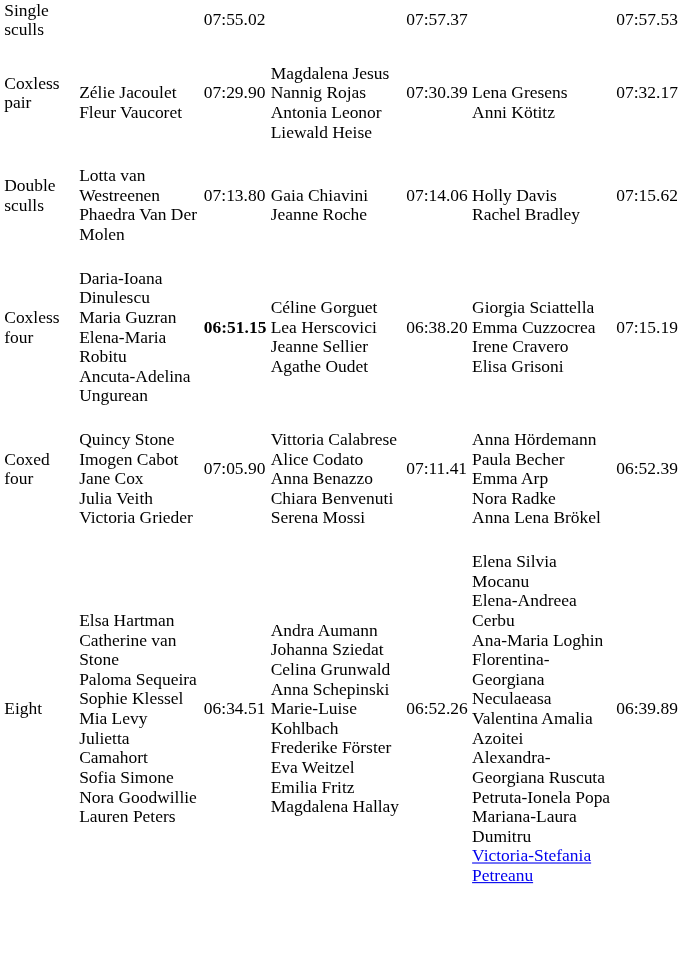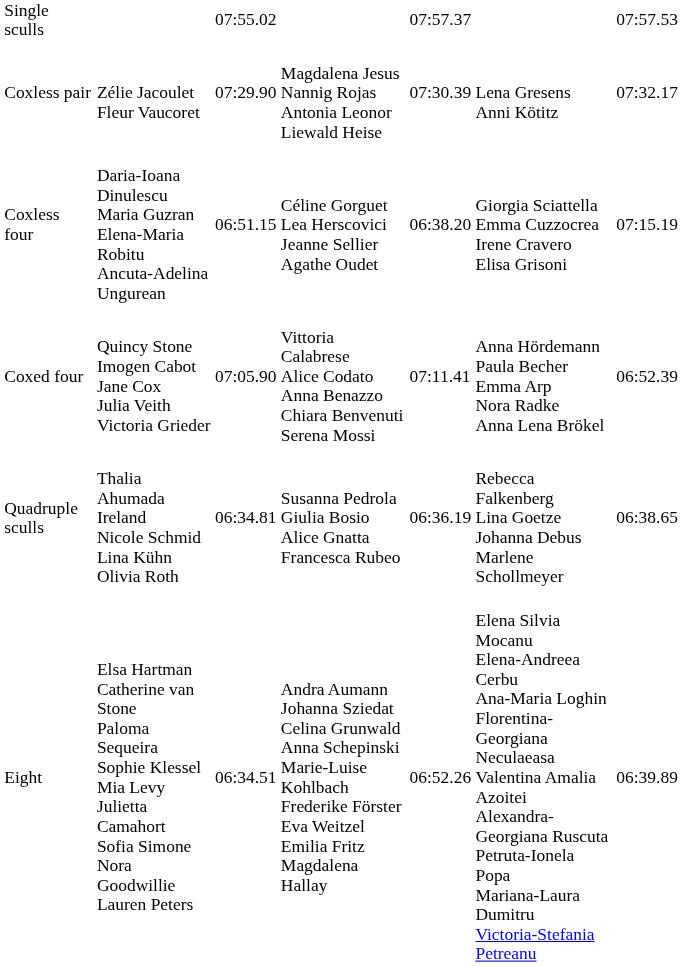- row: (30, 195)
(235, 327) bold -> (246, 224) normal
+ row: (41, 517)
